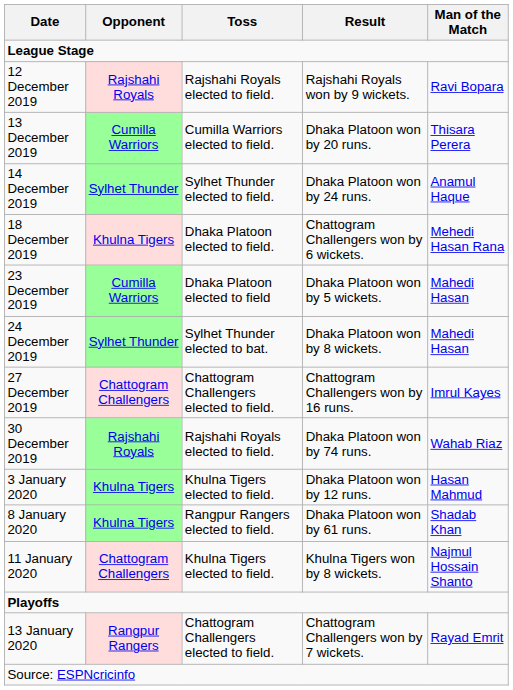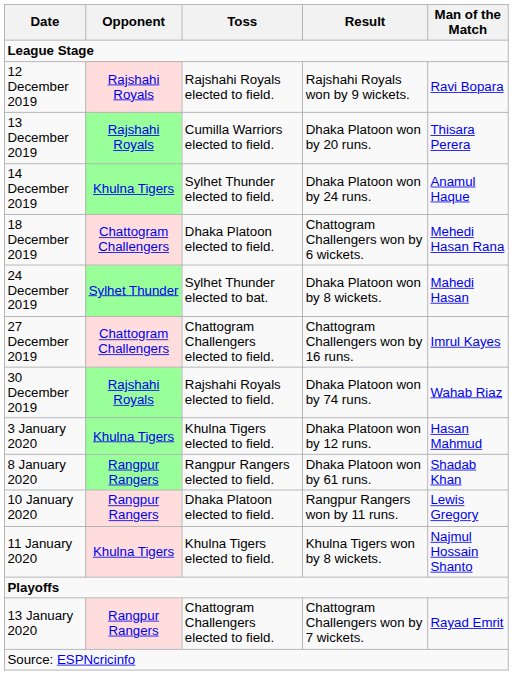(134, 137) Cumilla Warriors -> (134, 137) Rajshahi Royals
(134, 188) Sylhet Thunder -> (134, 188) Khulna Tigers
(134, 239) Khulna Tigers -> (134, 239) Chattogram Challengers
- row: (38, 290)
(134, 523) Khulna Tigers -> (134, 472) Rangpur Rangers
+ row: (40, 508)
(134, 566) Chattogram Challengers -> (134, 551) Khulna Tigers
